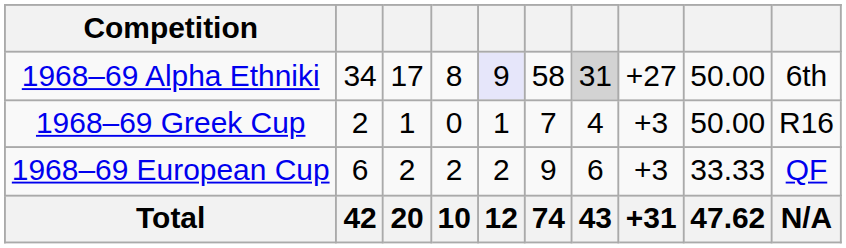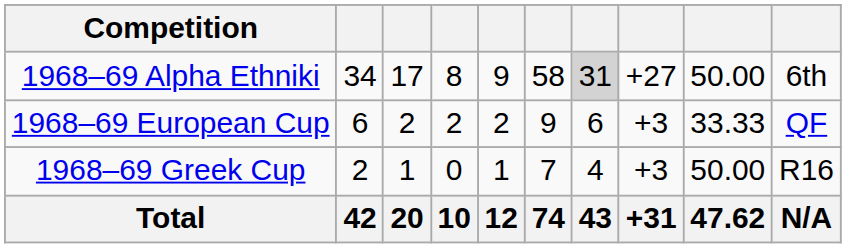(501, 75) lavender background -> (501, 75) no background
rows swapped: (171, 123) <-> (171, 170)
